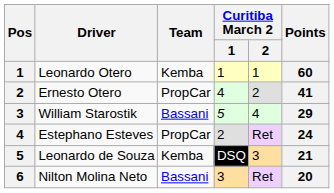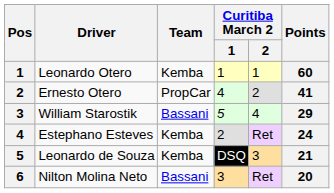(186, 134) PropCar -> (182, 134) Kemba
